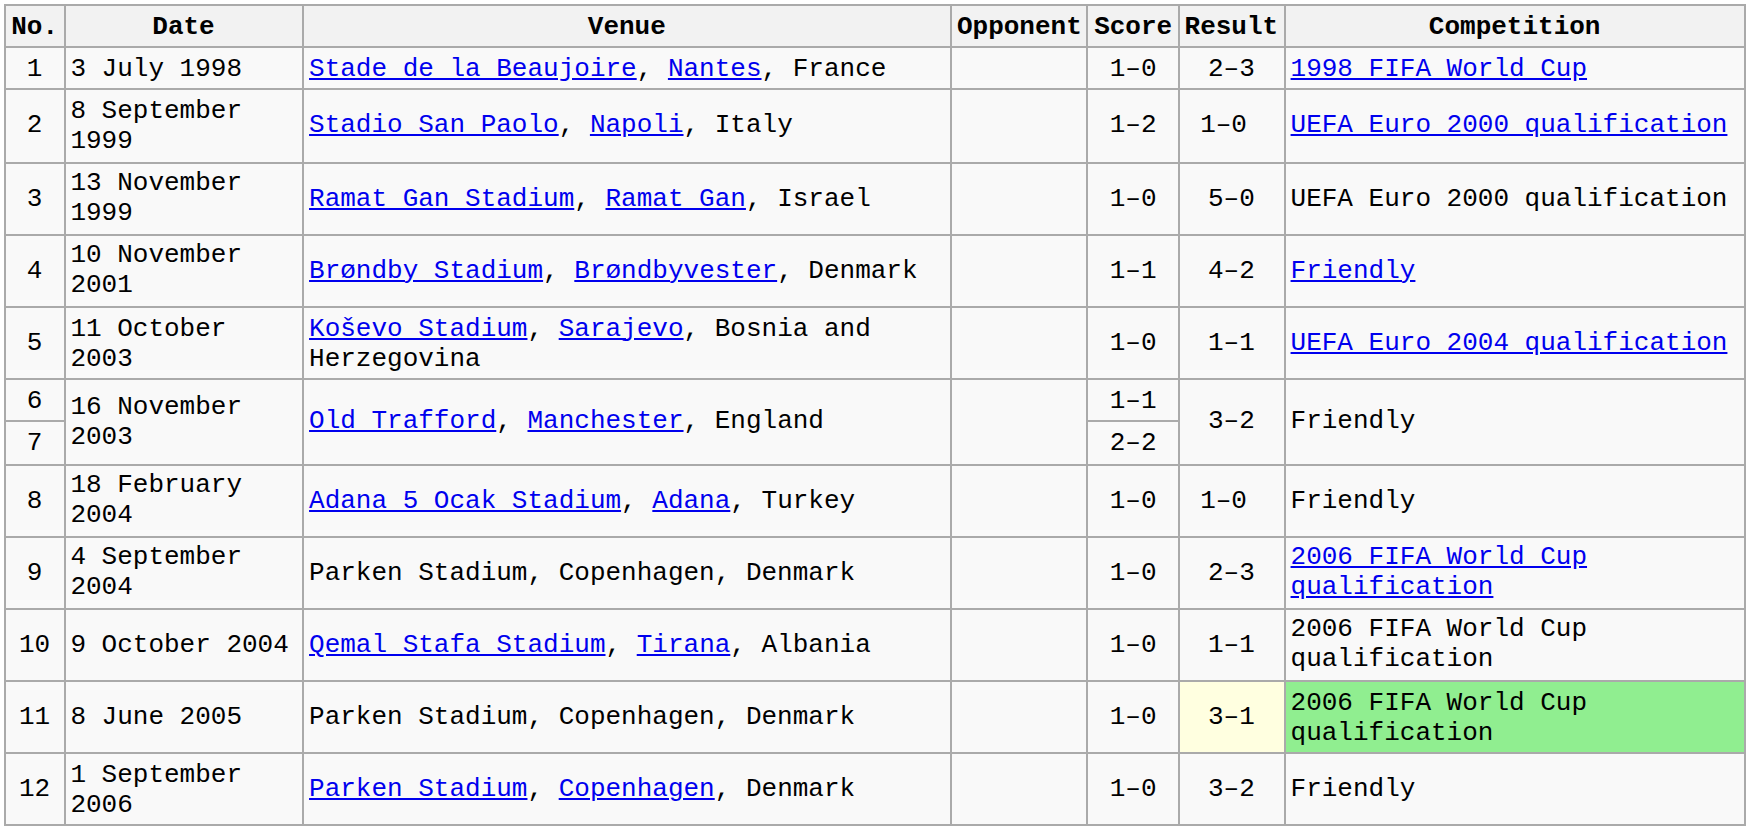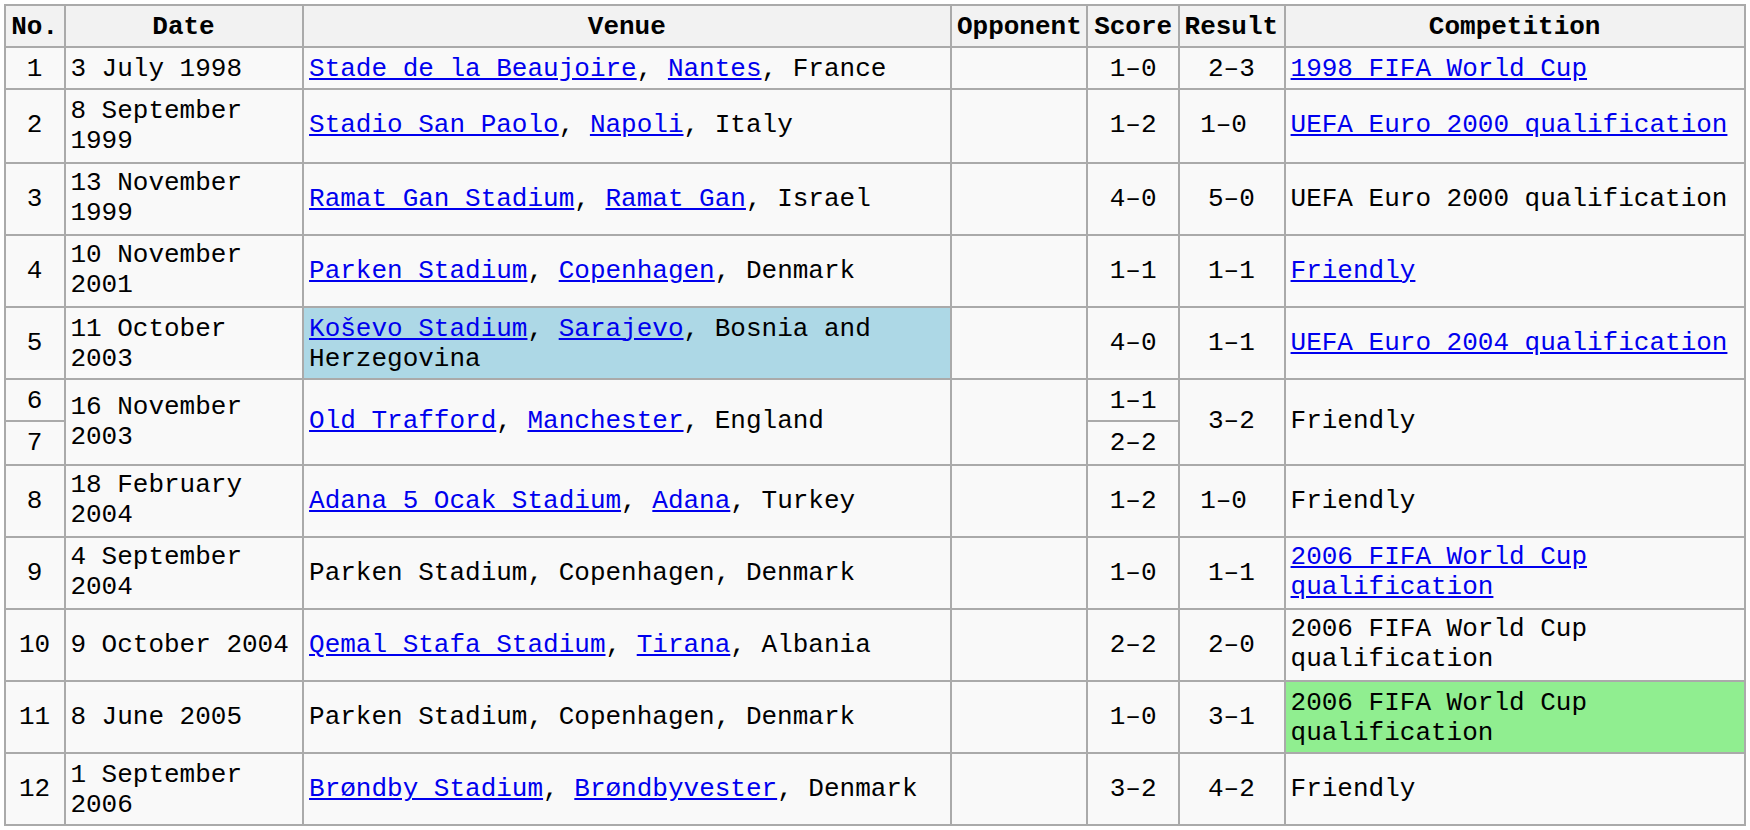(1133, 198) 1–0 -> (1133, 198) 4–0
(613, 271) Brøndby Stadium, Brøndbyvester, Denmark -> (582, 271) Parken Stadium, Copenhagen, Denmark
(1231, 271) 4–2 -> (1231, 271) 1–1
(590, 343) no background -> (590, 343) lightblue background
(1133, 343) 1–0 -> (1133, 343) 4–0
(1133, 500) 1–0 -> (1133, 500) 1–2
(1231, 573) 2–3 -> (1231, 573) 1–1
(1133, 645) 1–0 -> (1133, 645) 2–2
(1231, 645) 1–1 -> (1231, 645) 2–0
(1231, 717) lightyellow background -> (1231, 717) no background
(582, 790) Parken Stadium, Copenhagen, Denmark -> (613, 790) Brøndby Stadium, Brøndbyvester, Denmark
(1133, 790) 1–0 -> (1133, 790) 3–2
(1231, 790) 3–2 -> (1231, 790) 4–2
